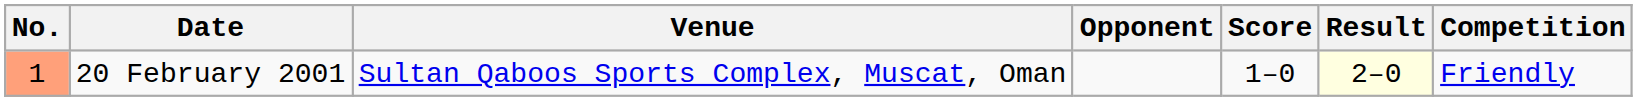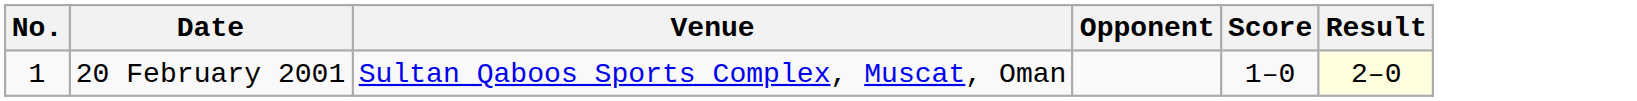- column: (1533, 28)
(37, 74) lightsalmon background -> (37, 74) no background
